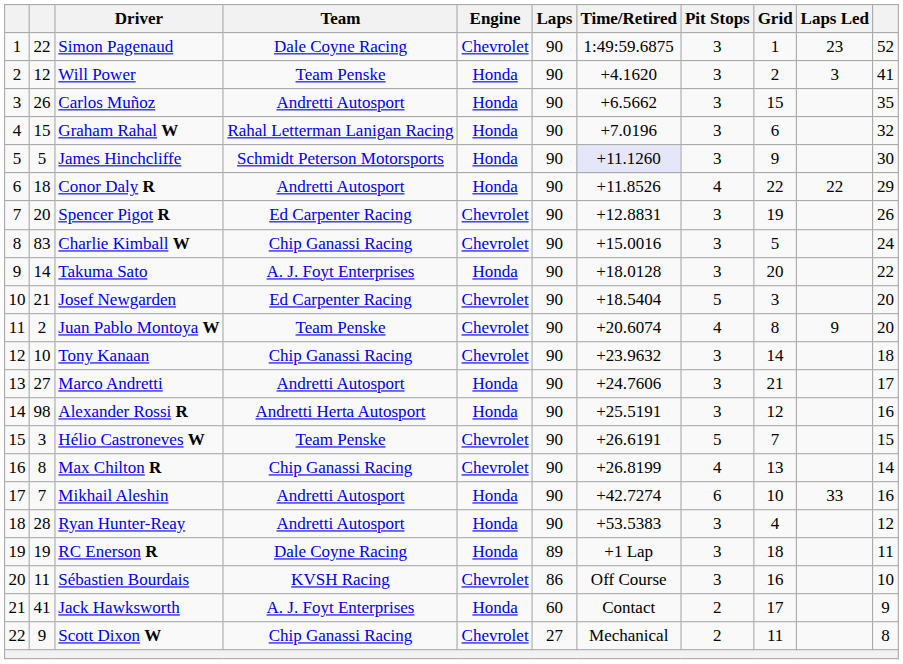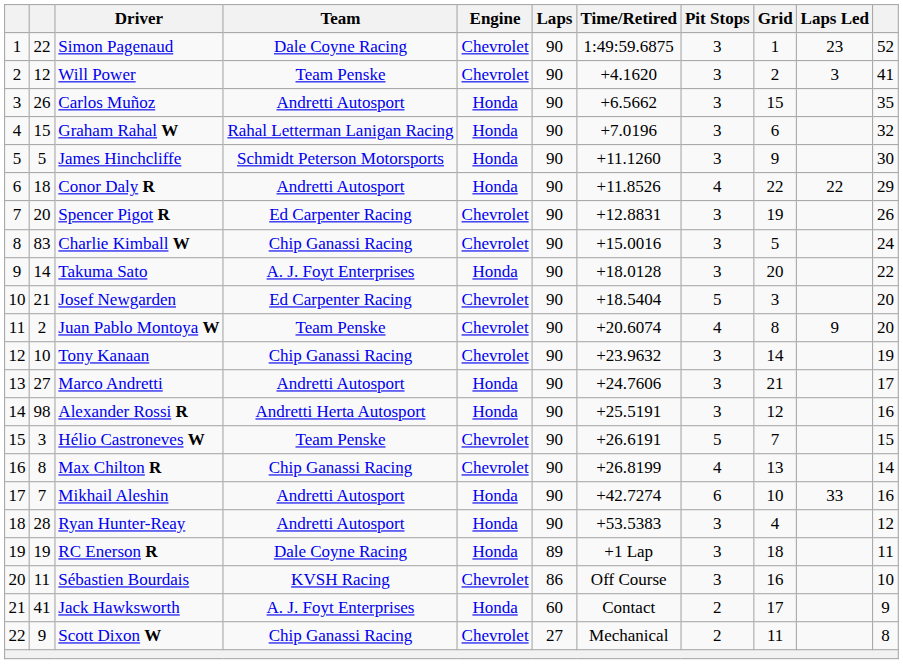(495, 74) Honda -> (495, 74) Chevrolet
(629, 159) lavender background -> (629, 159) no background
(885, 355) 18 -> (885, 355) 19
